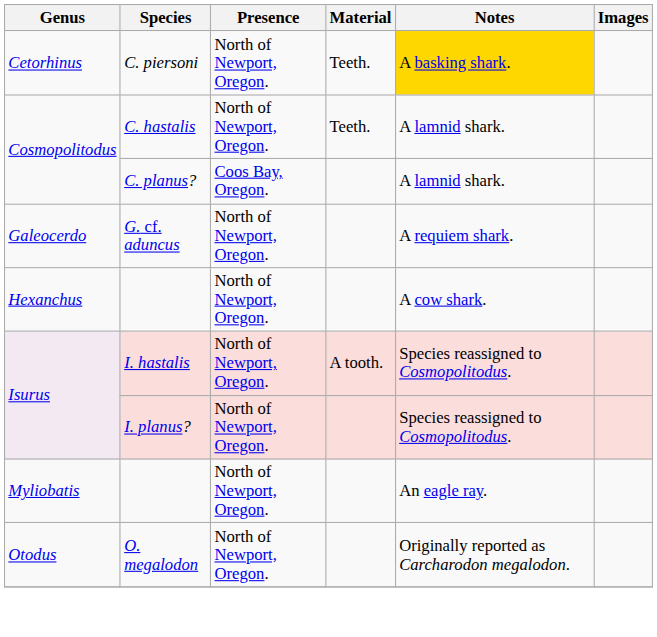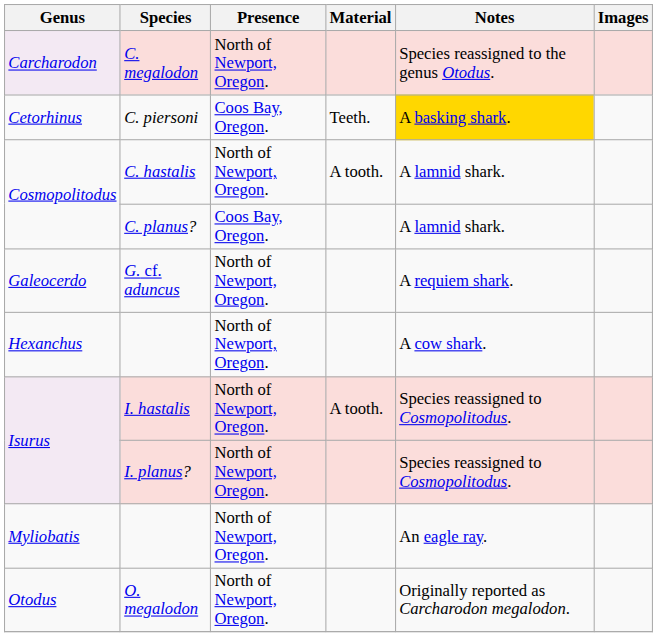+ row: (53, 62)
(246, 62) North of Newport, Oregon. -> (249, 117) Coos Bay, Oregon.
(350, 126) Teeth. -> (356, 171) A tooth.
